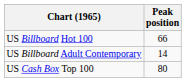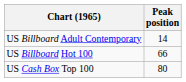rows swapped: (50, 38) <-> (74, 54)
